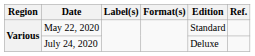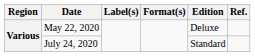(208, 28) Standard -> (204, 28) Deluxe
(204, 43) Deluxe -> (208, 43) Standard
